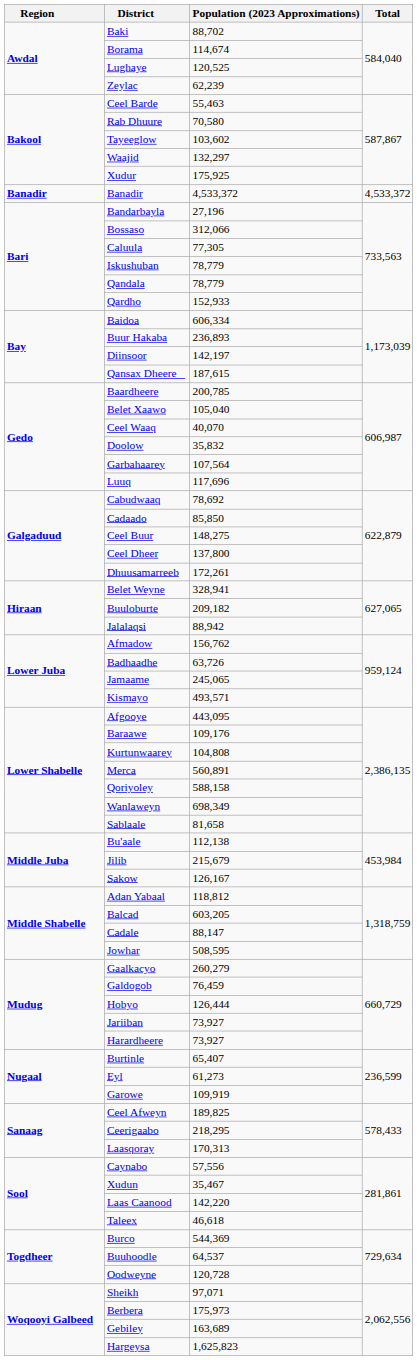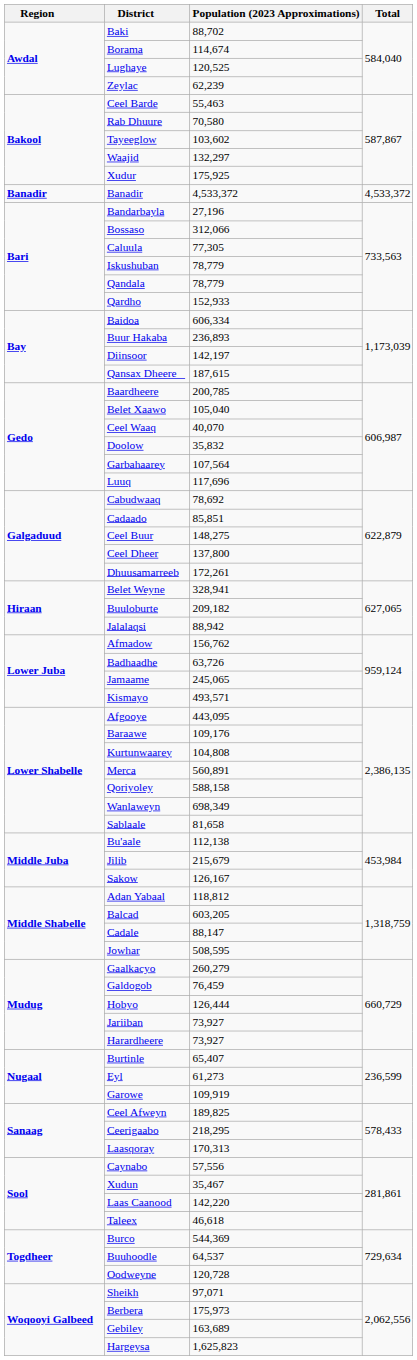(208, 517) 85,850 -> (208, 517) 85,851
